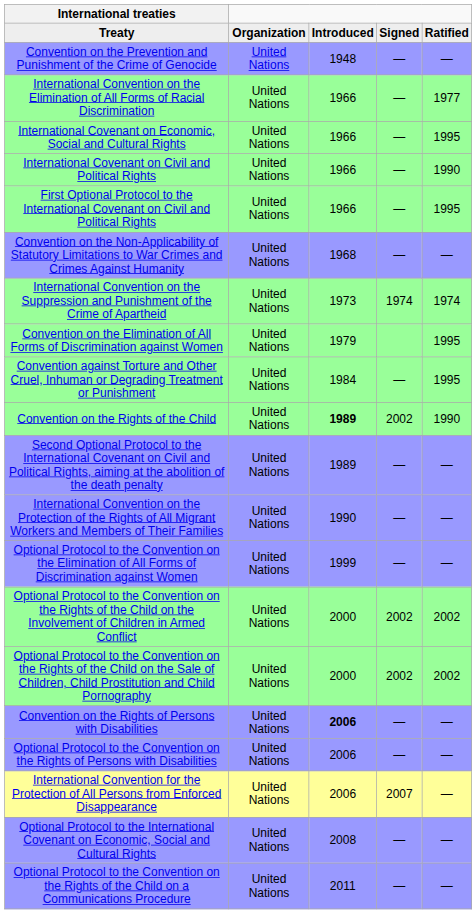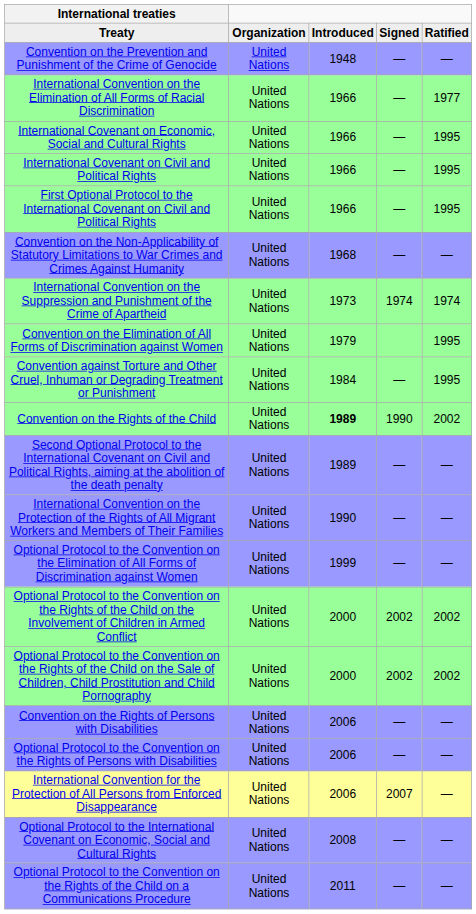(447, 169) 1990 -> (447, 169) 1995
(399, 419) 2002 -> (399, 419) 1990
(447, 419) 1990 -> (447, 419) 2002
(343, 722) bold -> (343, 722) normal
